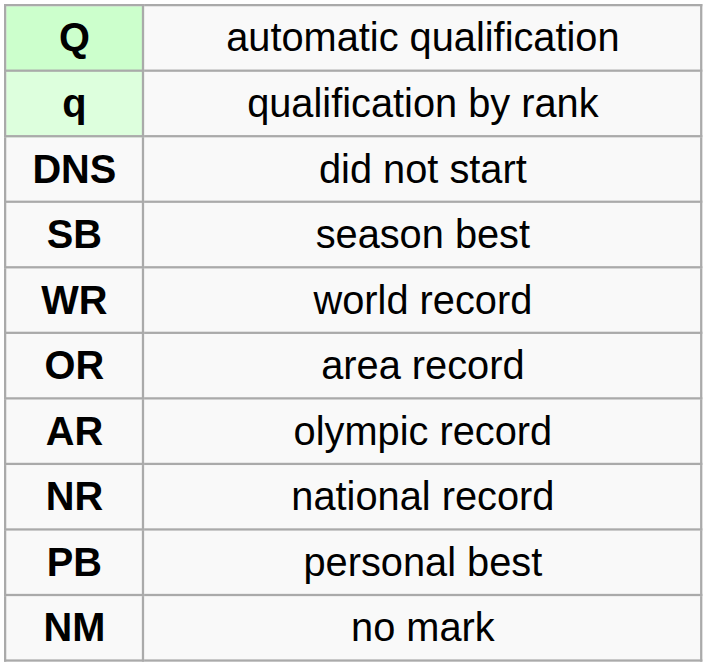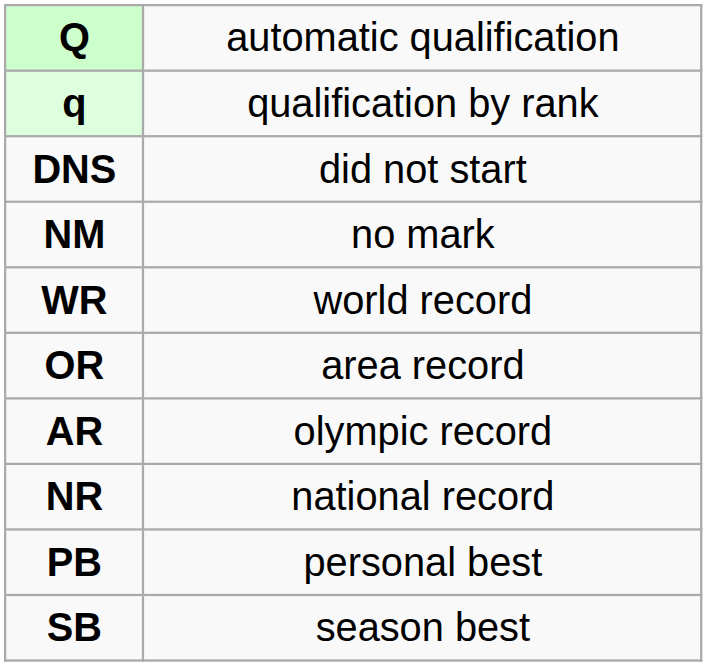rows swapped: (74, 627) <-> (74, 233)
